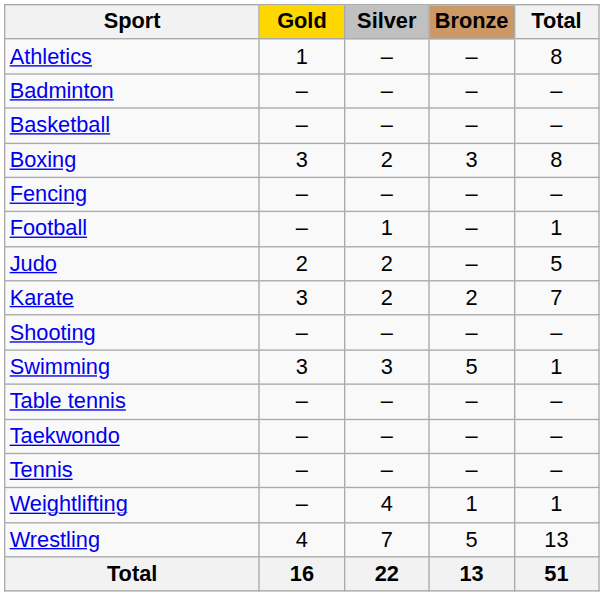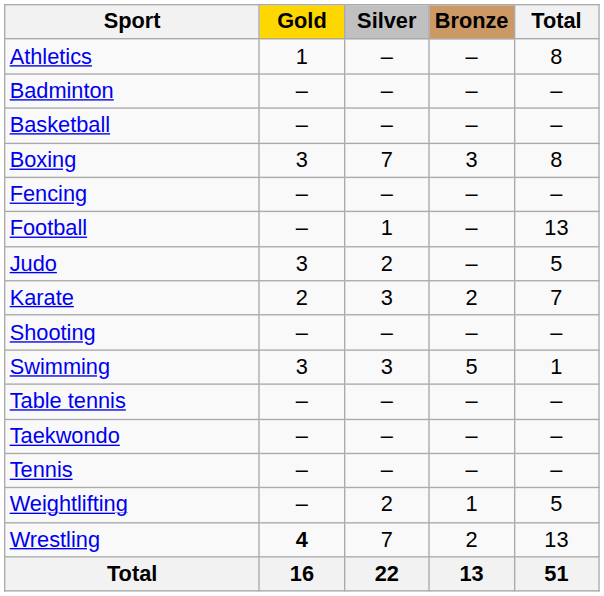(387, 159) 2 -> (387, 159) 7
(556, 228) 1 -> (556, 228) 13
(302, 263) 2 -> (302, 263) 3
(302, 297) 3 -> (302, 297) 2
(387, 297) 2 -> (387, 297) 3
(387, 504) 4 -> (387, 504) 2
(556, 504) 1 -> (556, 504) 5
(302, 539) normal -> (302, 539) bold
(472, 539) 5 -> (472, 539) 2
